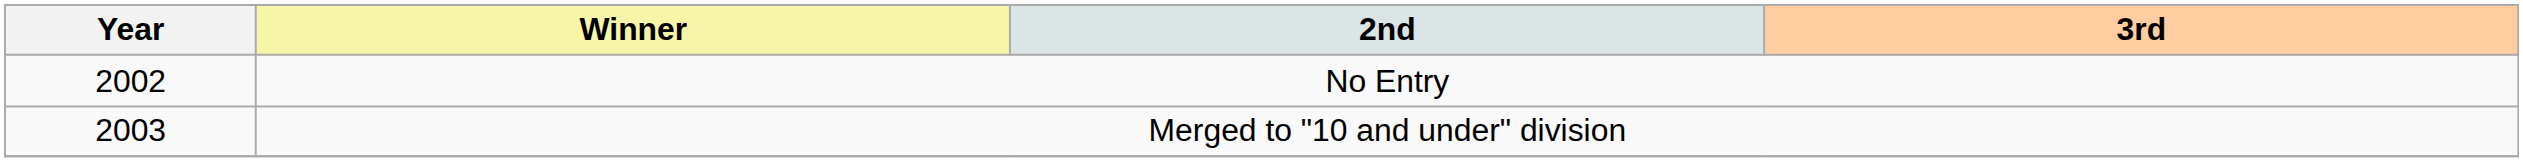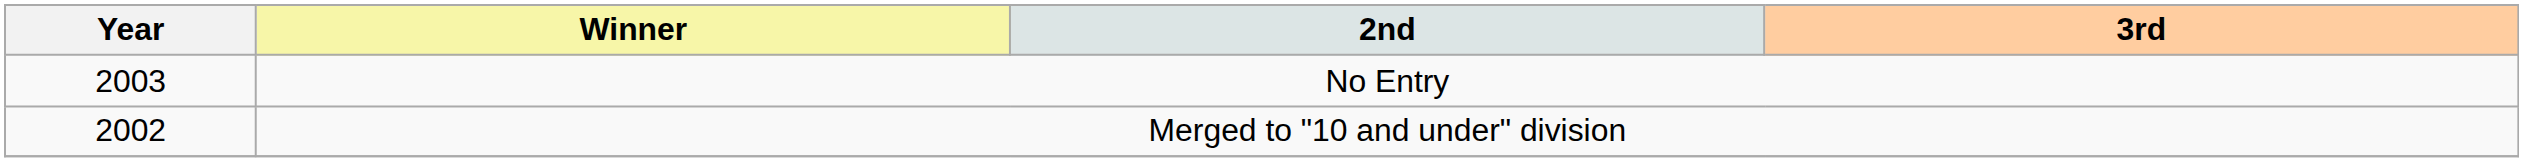(131, 80) 2002 -> (131, 80) 2003
(131, 130) 2003 -> (131, 130) 2002
